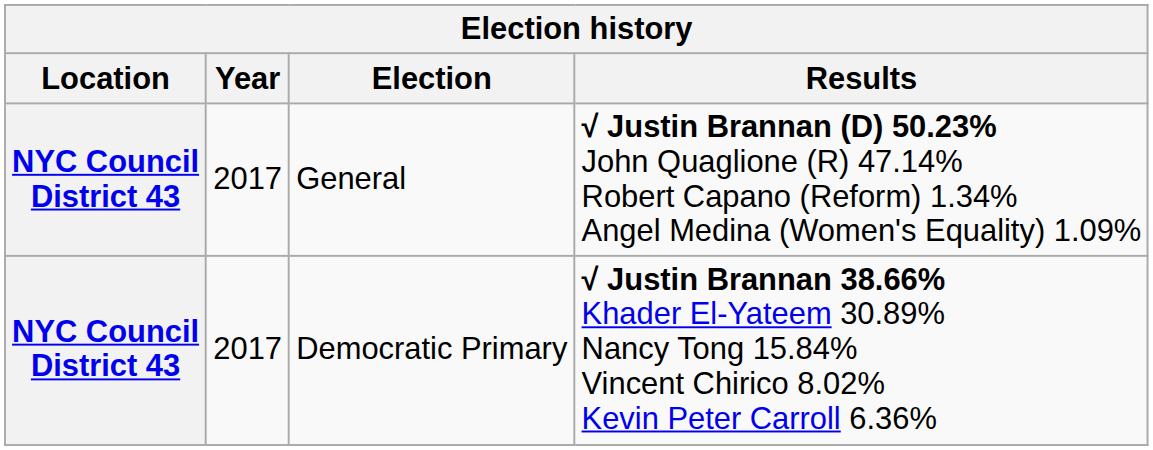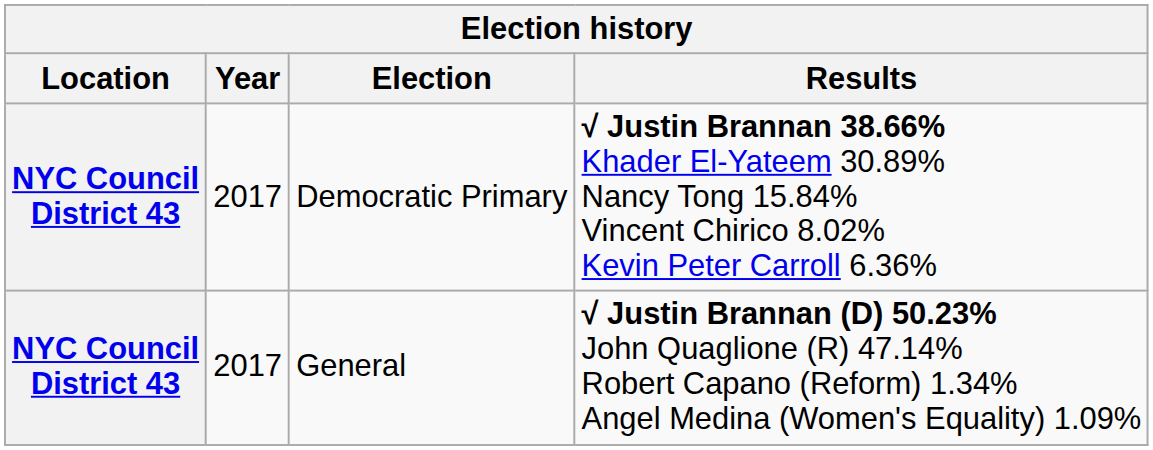rows swapped: (432, 349) <-> (351, 179)
